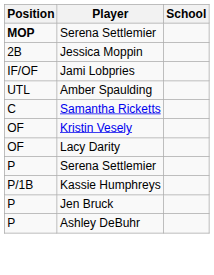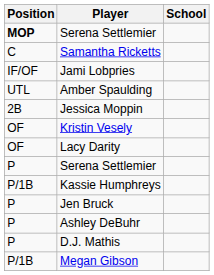rows swapped: (14, 52) <-> (11, 109)
+ row: (11, 242)
+ row: (20, 261)
